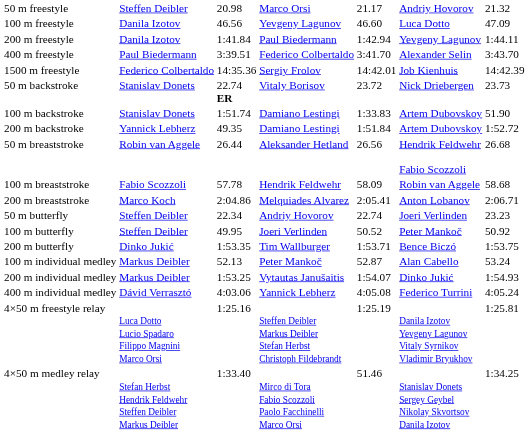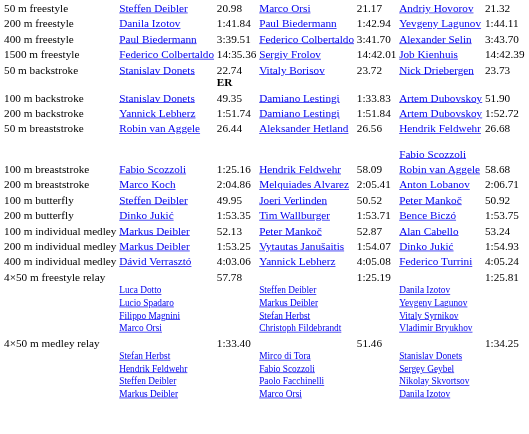- row: (39, 23)
(234, 113) 1:51.74 -> (229, 98) 49.35
(229, 128) 49.35 -> (234, 113) 1:51.74
(229, 184) 57.78 -> (234, 169) 1:25.16
- row: (36, 215)
(234, 308) 1:25.16 -> (229, 277) 57.78
